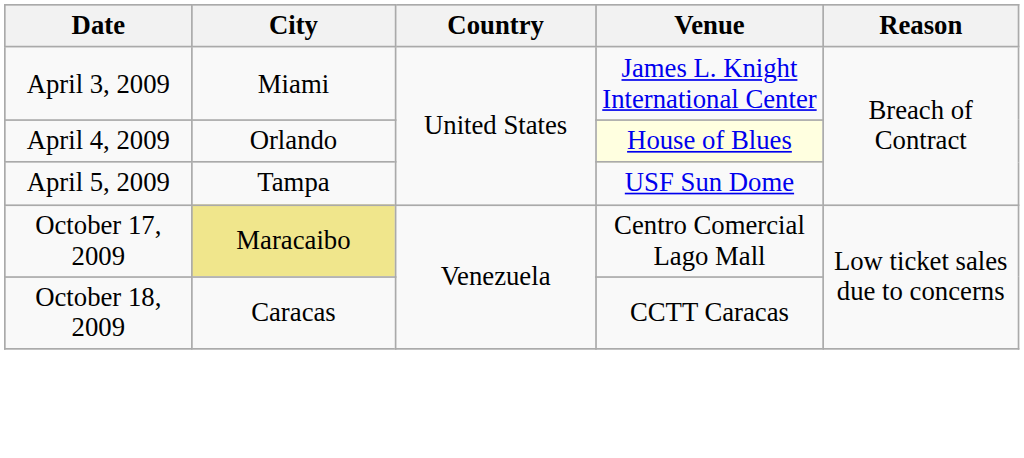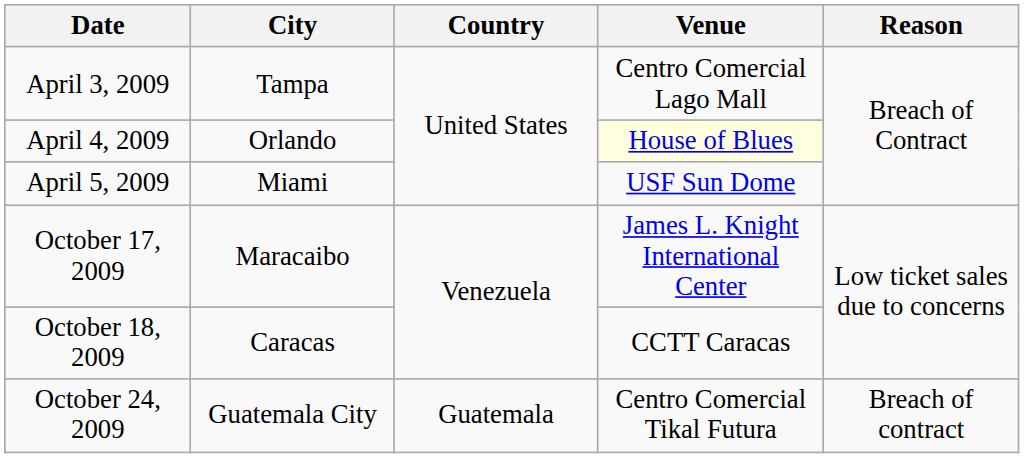(293, 83) Miami -> (293, 83) Tampa
(709, 83) James L. Knight International Center -> (711, 83) Centro Comercial Lago Mall
(293, 182) Tampa -> (293, 182) Miami
(293, 240) khaki background -> (293, 255) no background
(709, 240) Centro Comercial Lago Mall -> (711, 255) James L. Knight International Center
+ row: (98, 415)
